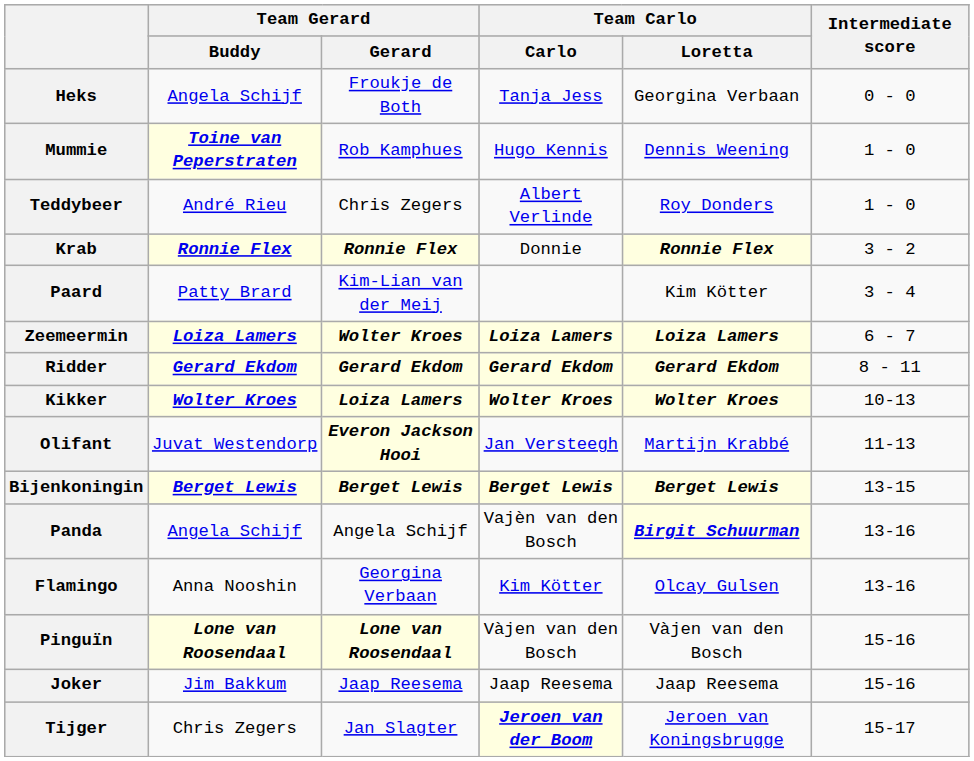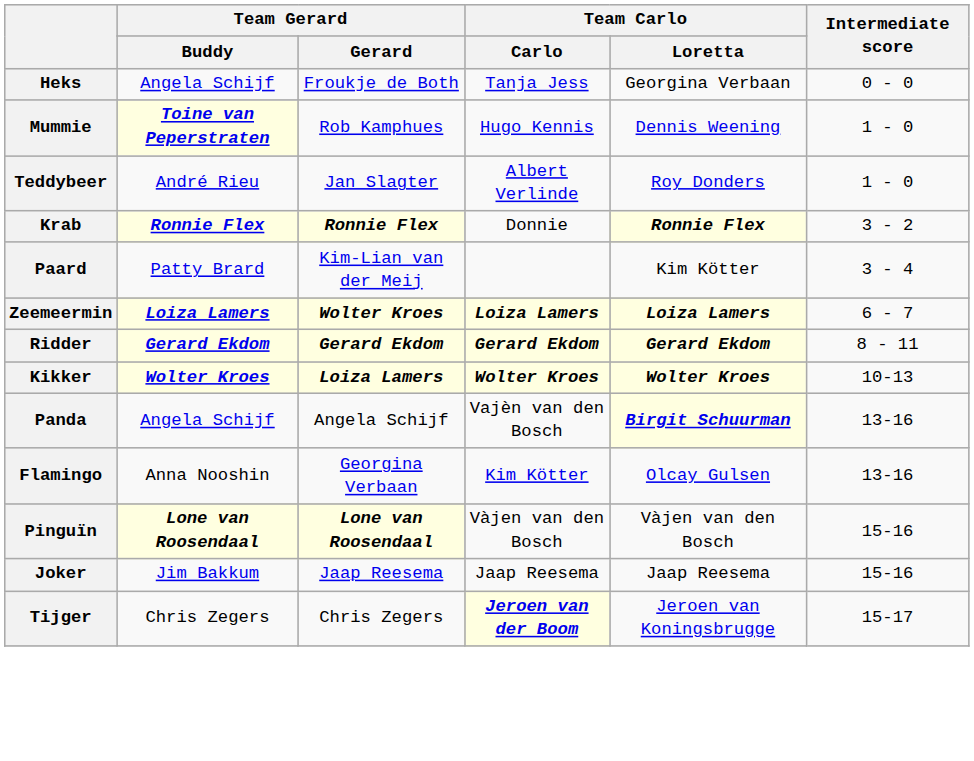(401, 206) Chris Zegers -> (381, 182) Jan Slagter
- row: (76, 444)
- row: (76, 487)
(401, 728) Jan Slagter -> (381, 618) Chris Zegers
